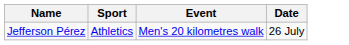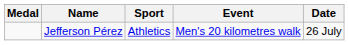+ column: (23, 13)
